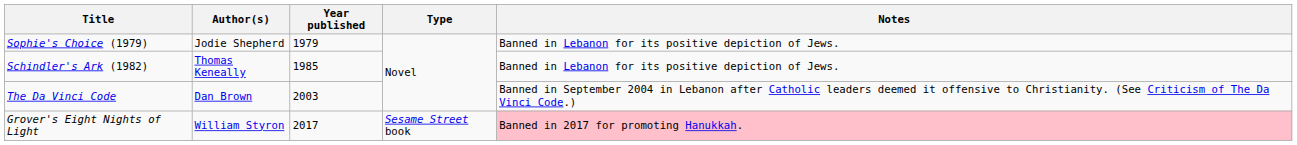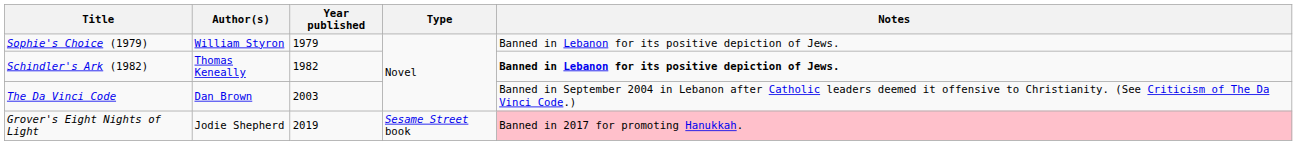(239, 43) Jodie Shepherd -> (239, 43) William Styron
(306, 66) 1985 -> (306, 66) 1982
(669, 66) normal -> (669, 66) bold
(239, 126) William Styron -> (239, 126) Jodie Shepherd
(306, 126) 2017 -> (306, 126) 2019
